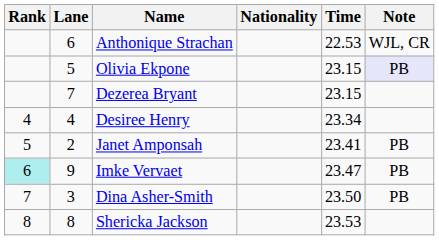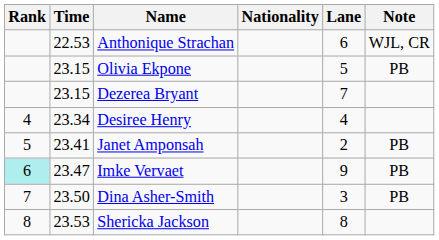columns swapped: (71, 17) <-> (343, 17)
(399, 68) lavender background -> (399, 68) no background
